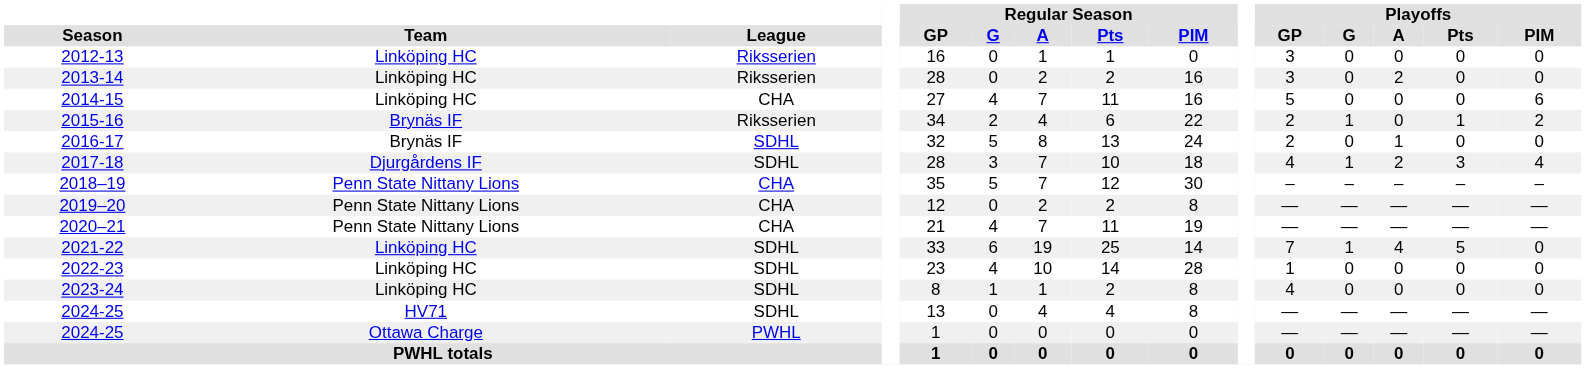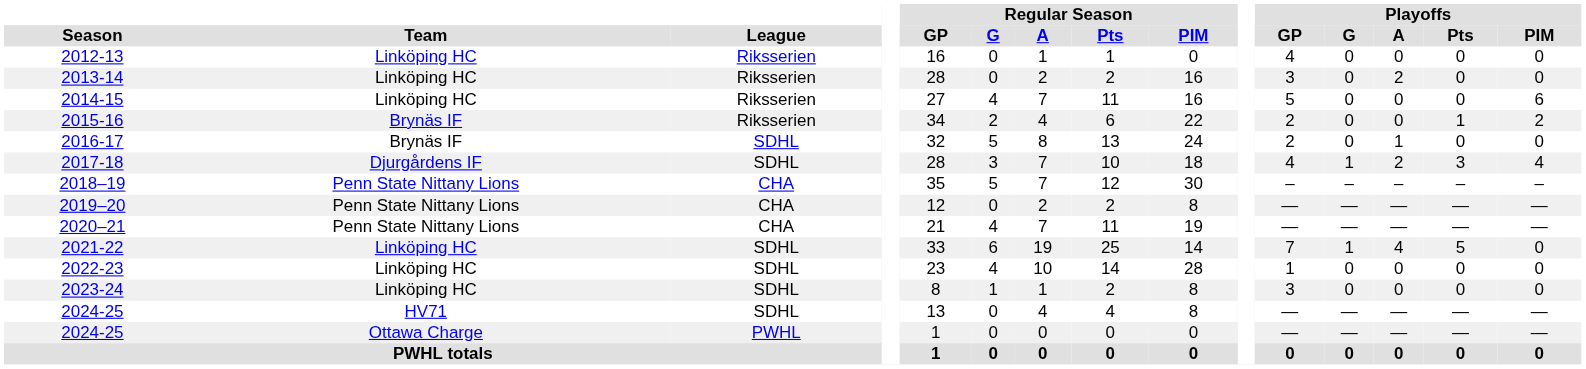(1290, 56) 3 -> (1290, 56) 4
(776, 99) CHA -> (776, 99) Riksserien
(1349, 120) 1 -> (1349, 120) 0
(1290, 290) 4 -> (1290, 290) 3
